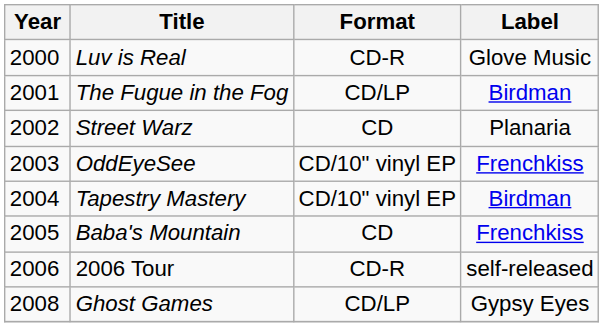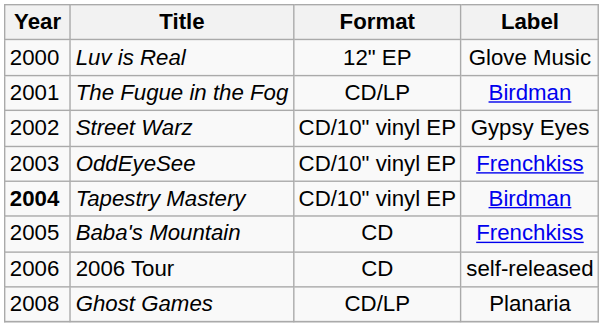(377, 57) CD-R -> (377, 57) 12" EP
(377, 127) CD -> (377, 127) CD/10" vinyl EP
(530, 127) Planaria -> (530, 127) Gypsy Eyes
(35, 198) normal -> (35, 198) bold
(377, 269) CD-R -> (377, 269) CD
(530, 304) Gypsy Eyes -> (530, 304) Planaria
